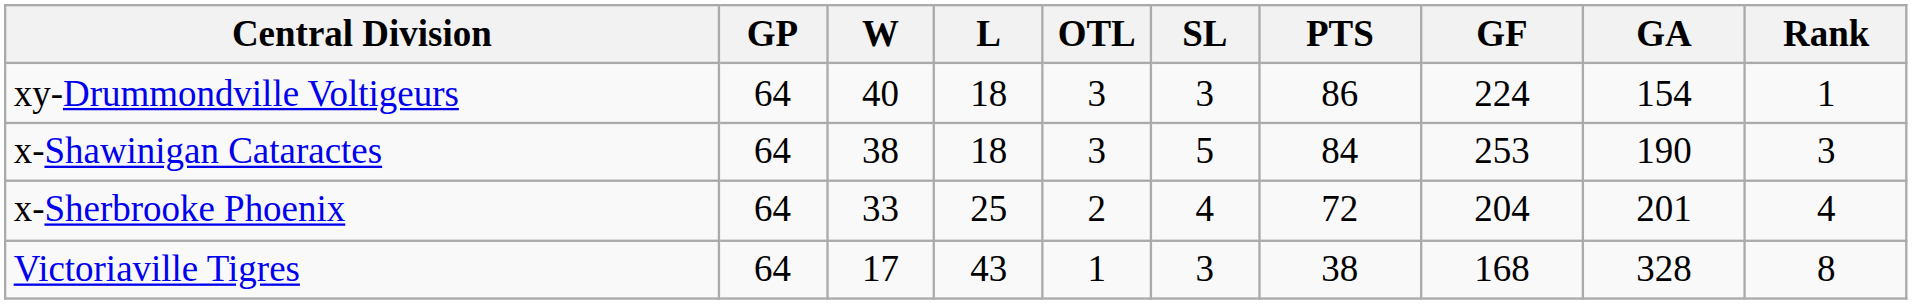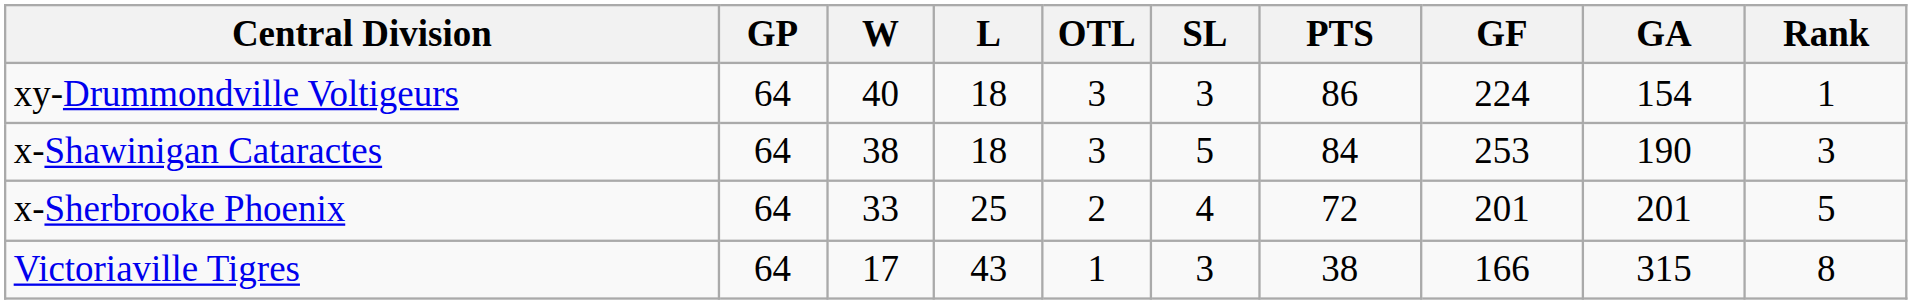(1502, 209) 204 -> (1502, 209) 201
(1826, 209) 4 -> (1826, 209) 5
(1502, 268) 168 -> (1502, 268) 166
(1664, 268) 328 -> (1664, 268) 315
